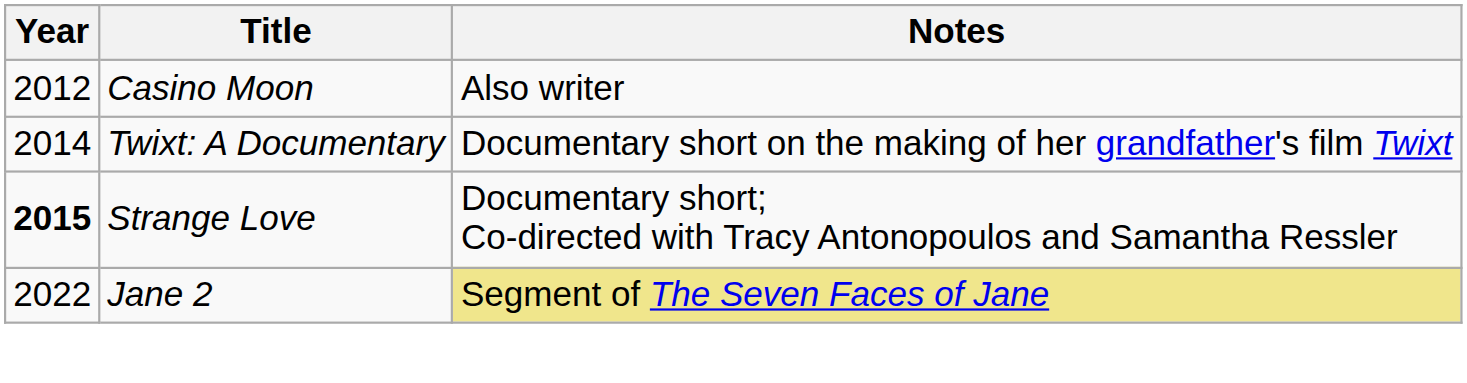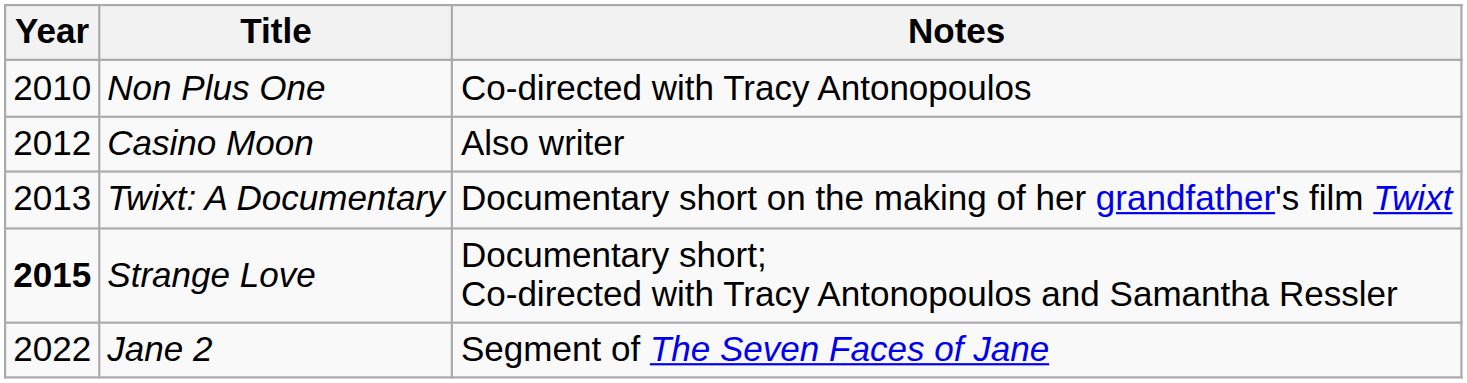+ row: (216, 87)
(52, 143) 2014 -> (52, 198) 2013
(755, 293) khaki background -> (755, 349) no background
